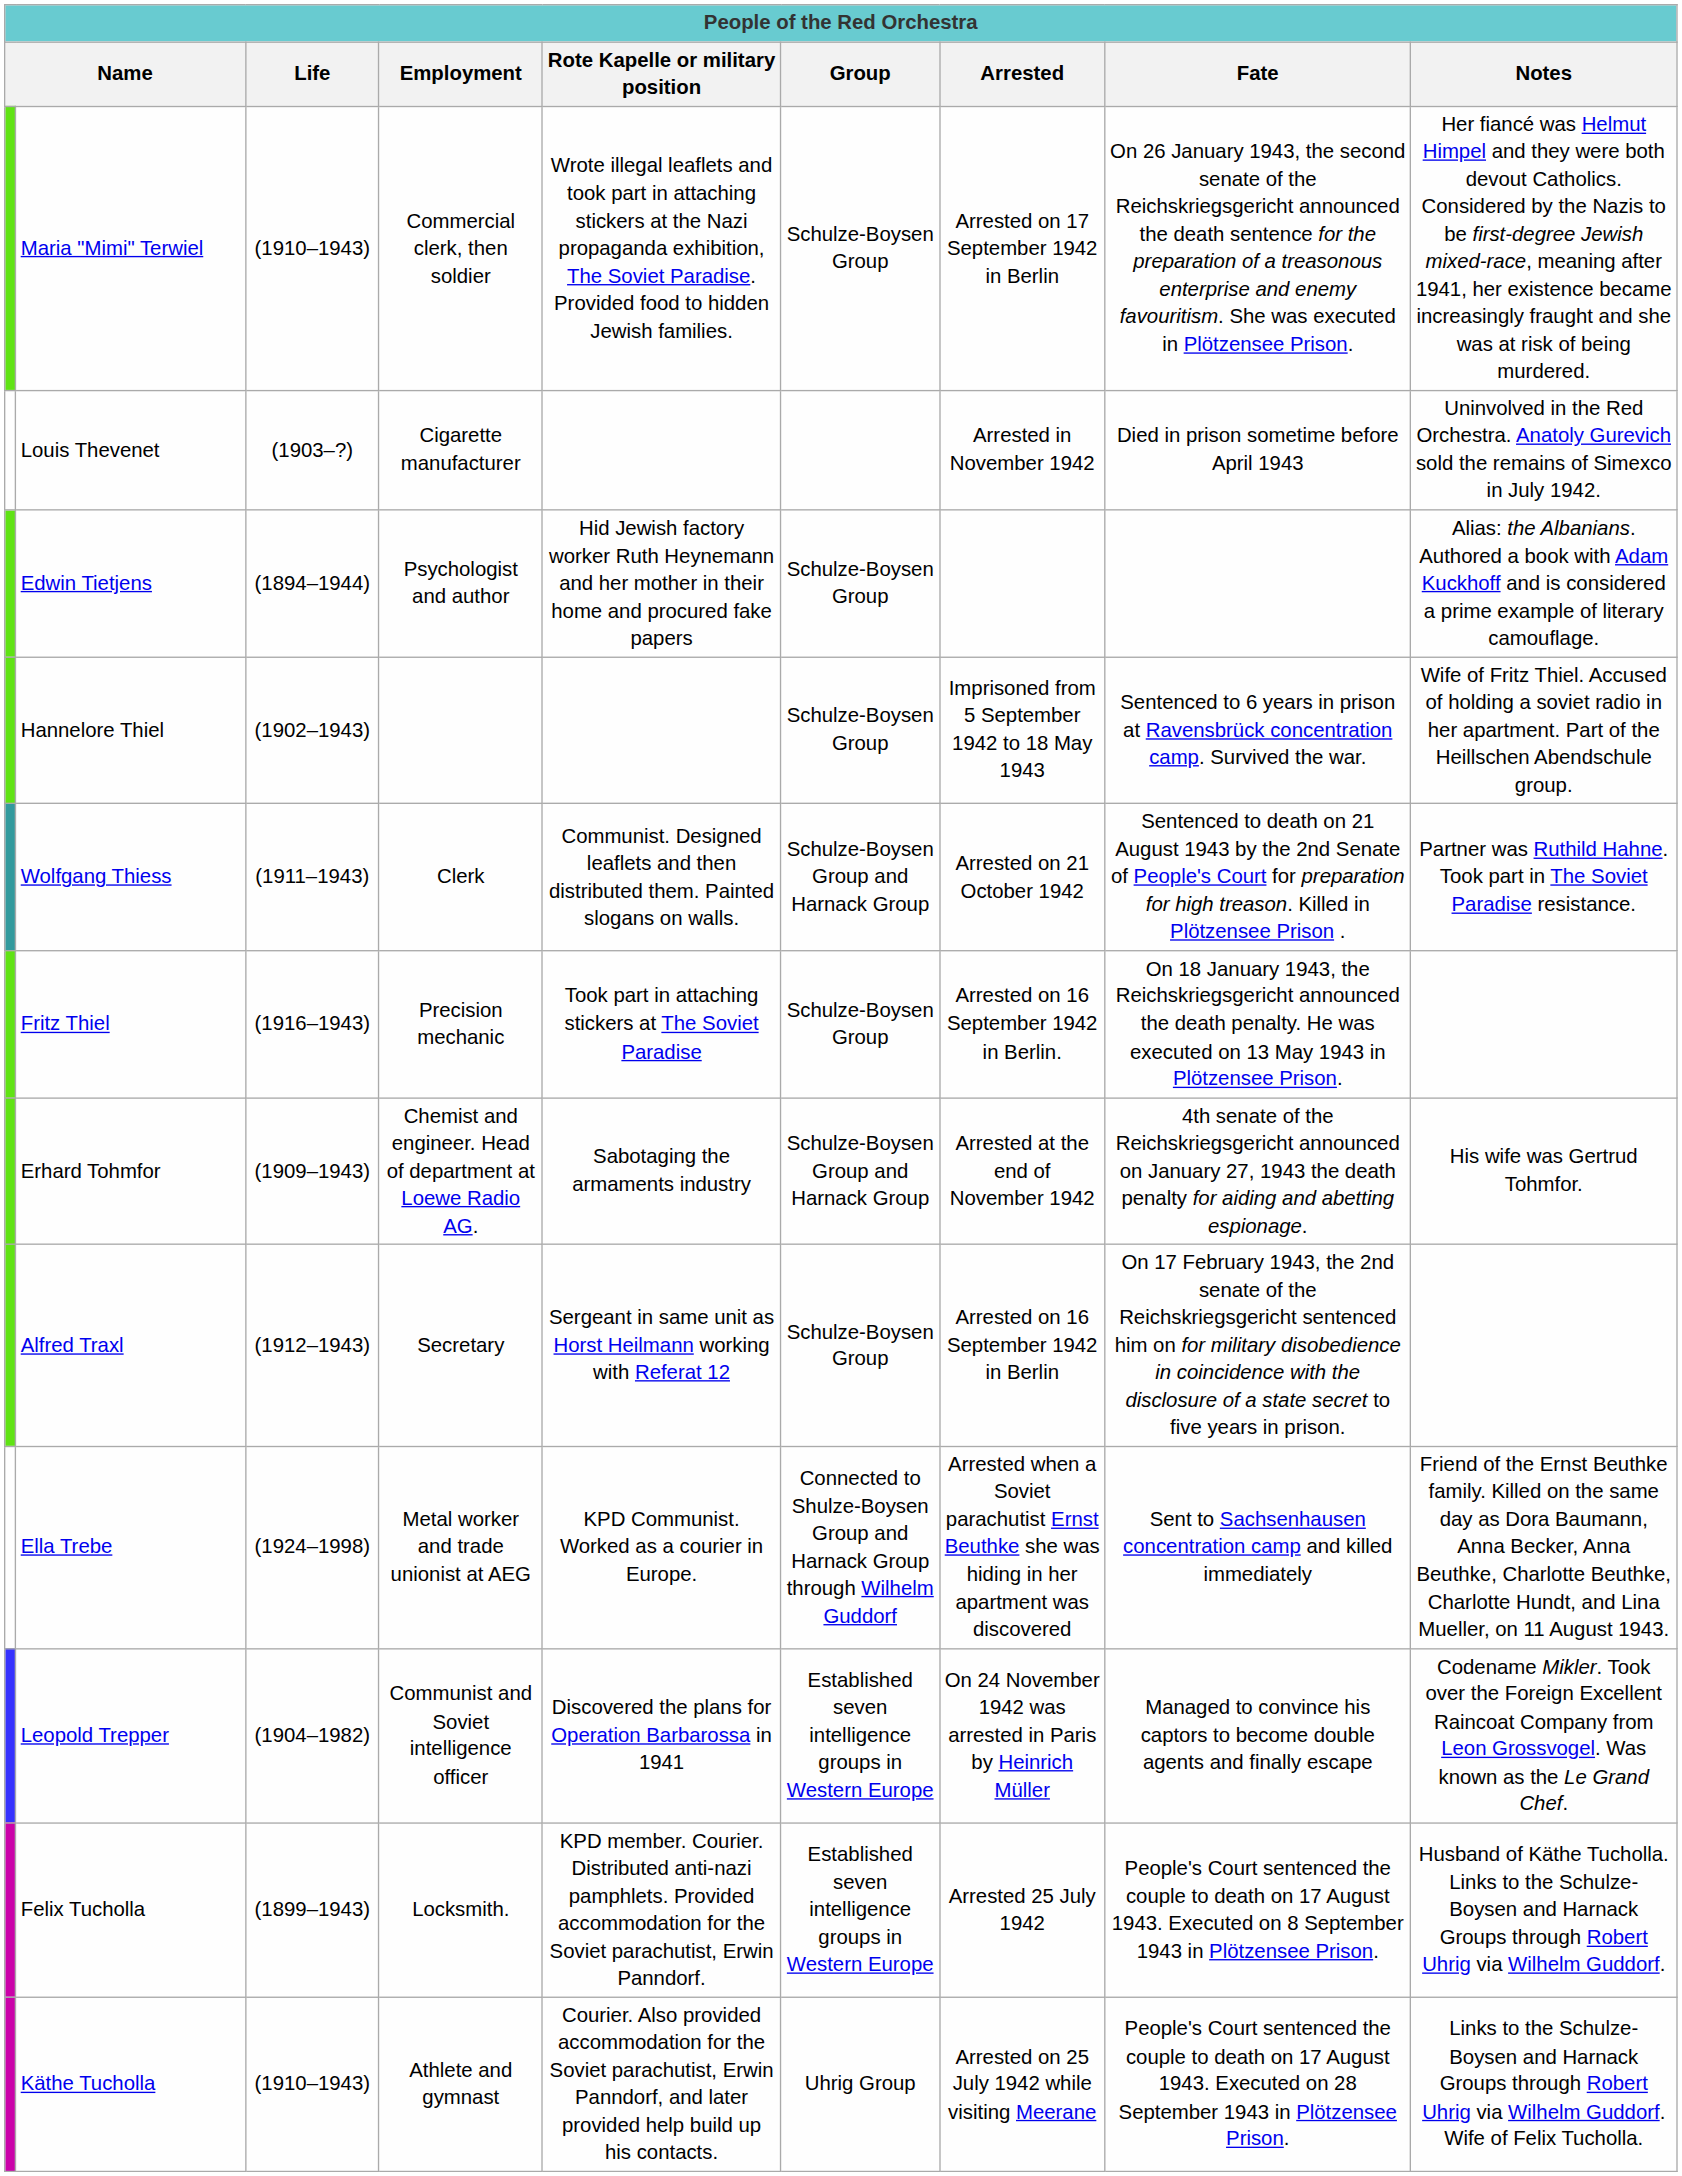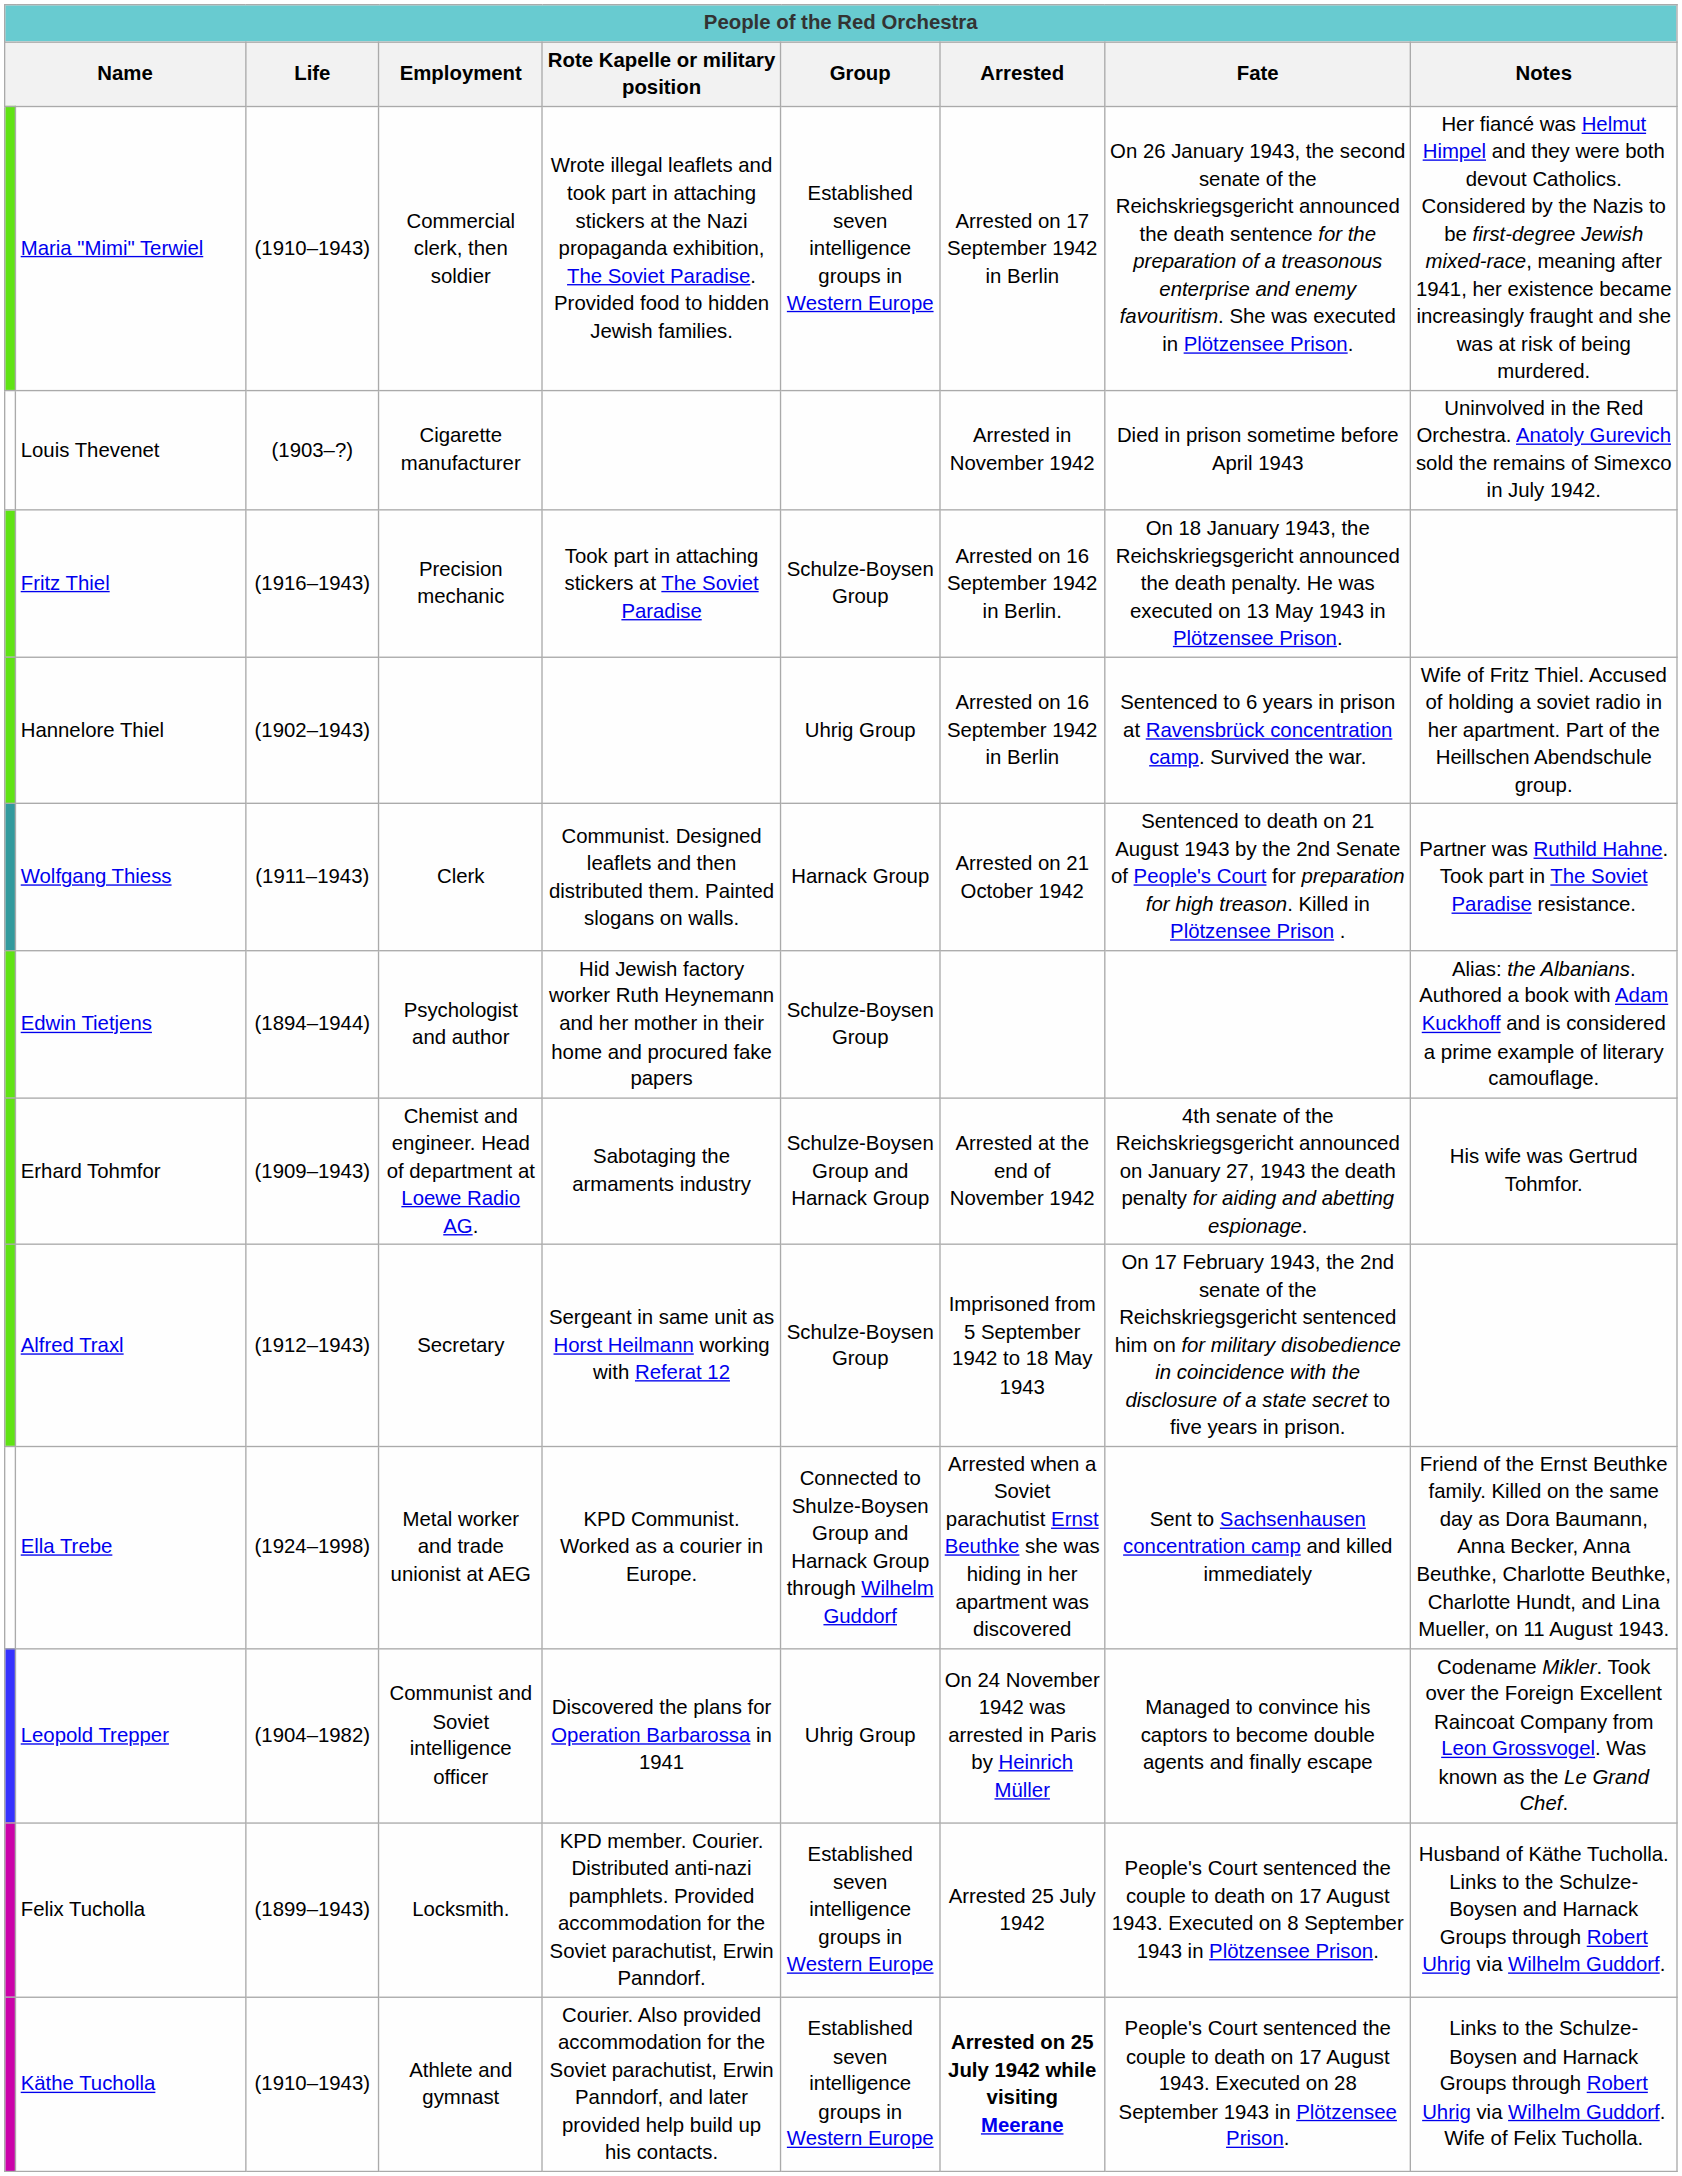(860, 247) Schulze-Boysen Group -> (860, 247) Established seven intelligence groups in Western Europe
rows swapped: (65, 1023) <-> (86, 583)
(860, 729) Schulze-Boysen Group -> (860, 729) Uhrig Group
(1022, 729) Imprisoned from 5 September 1942 to 18 May 1943 -> (1022, 729) Arrested on 16 September 1942 in Berlin
(860, 876) Schulze-Boysen Group and Harnack Group -> (860, 876) Harnack Group
(1022, 1345) Arrested on 16 September 1942 in Berlin -> (1022, 1345) Imprisoned from 5 September 1942 to 18 May 1943
(860, 1735) Established seven intelligence groups in Western Europe -> (860, 1735) Uhrig Group
(860, 2083) Uhrig Group -> (860, 2083) Established seven intelligence groups in Western Europe
(1022, 2083) normal -> (1022, 2083) bold
